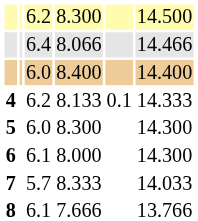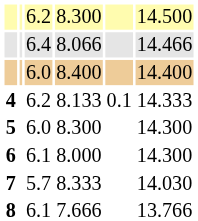(165, 183) 14.033 -> (165, 183) 14.030
